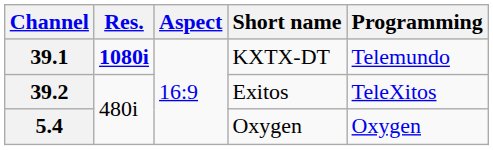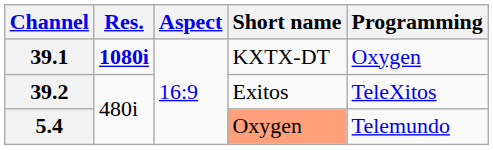(401, 56) Telemundo -> (386, 56) Oxygen
(267, 126) no background -> (267, 126) lightsalmon background
(386, 126) Oxygen -> (401, 126) Telemundo
